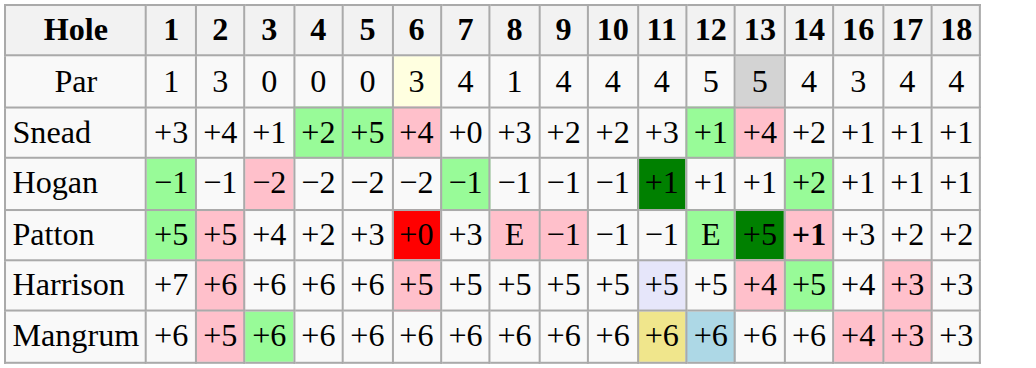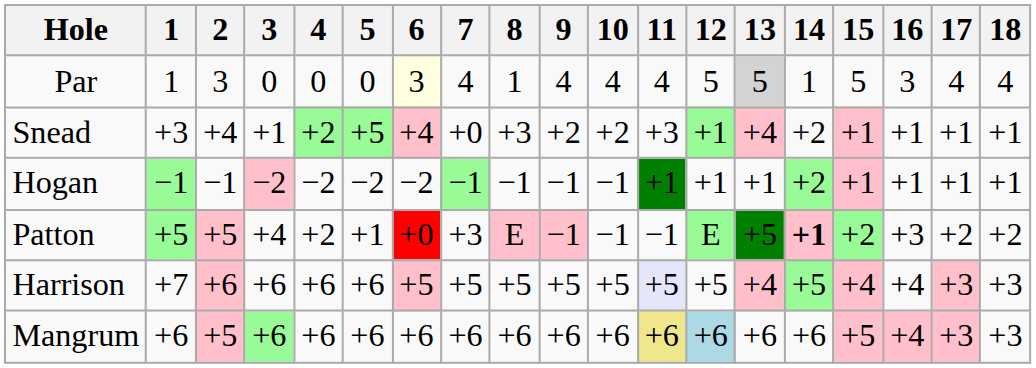+ column: (858, 30)
(809, 81) 4 -> (809, 81) 1
(367, 234) +3 -> (367, 234) +1
